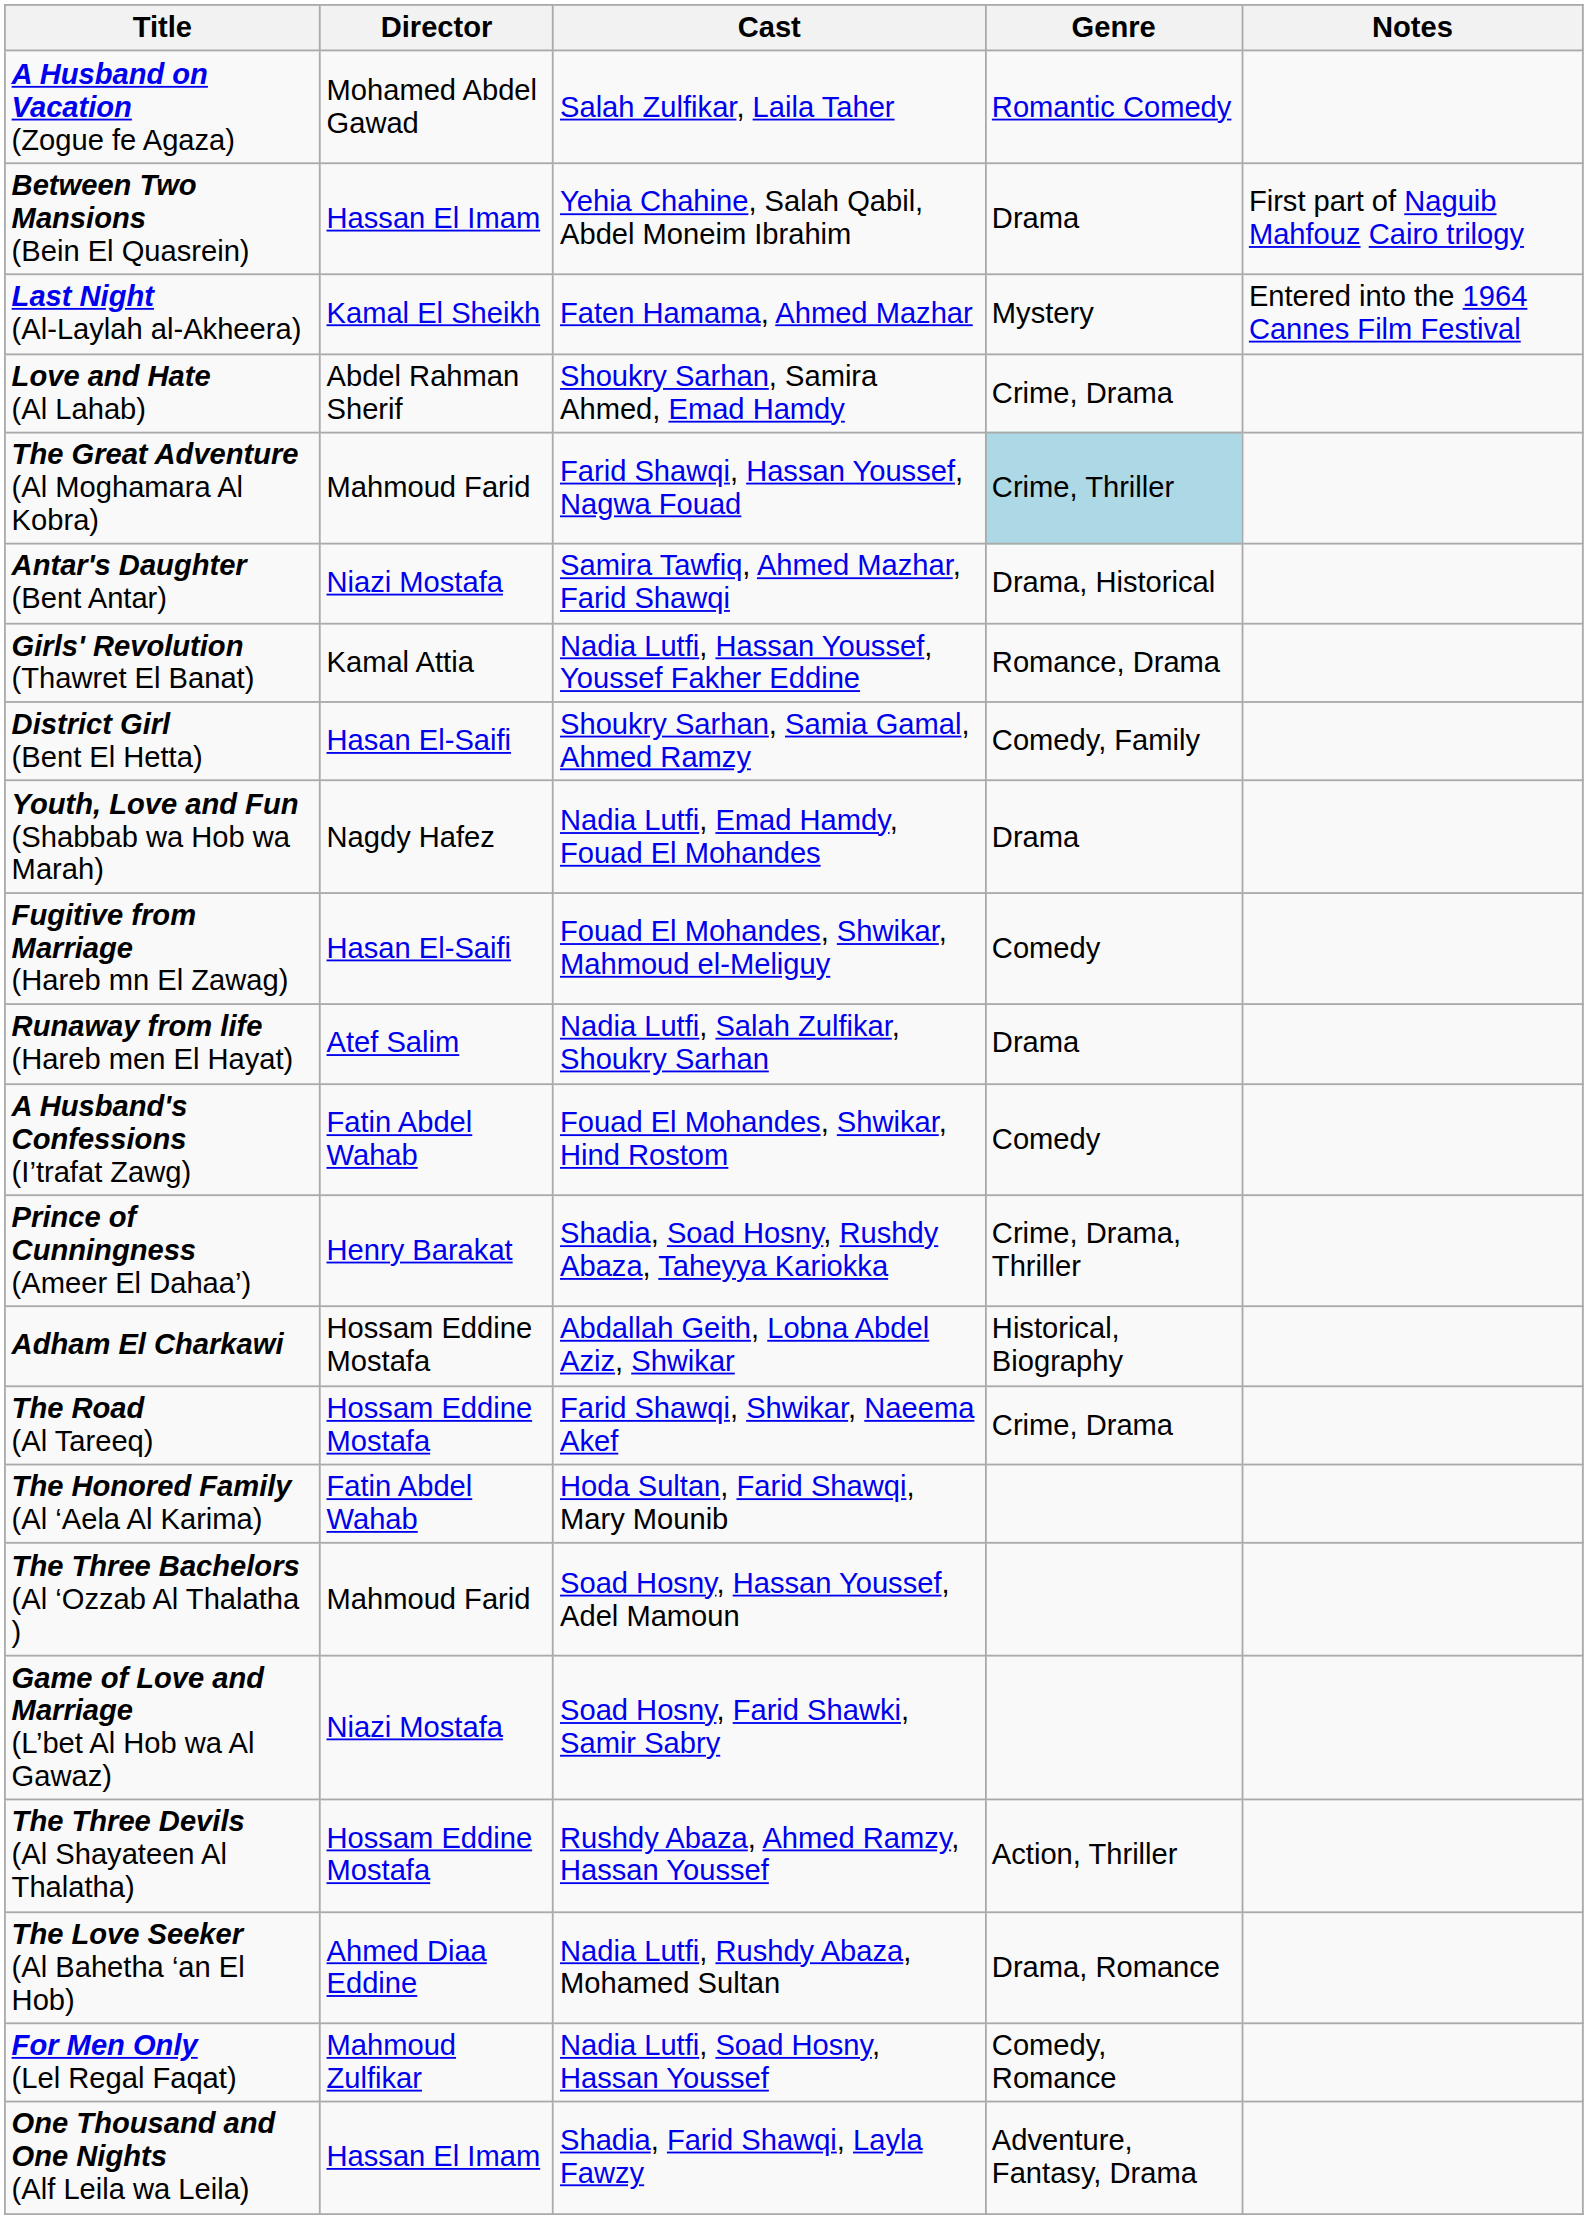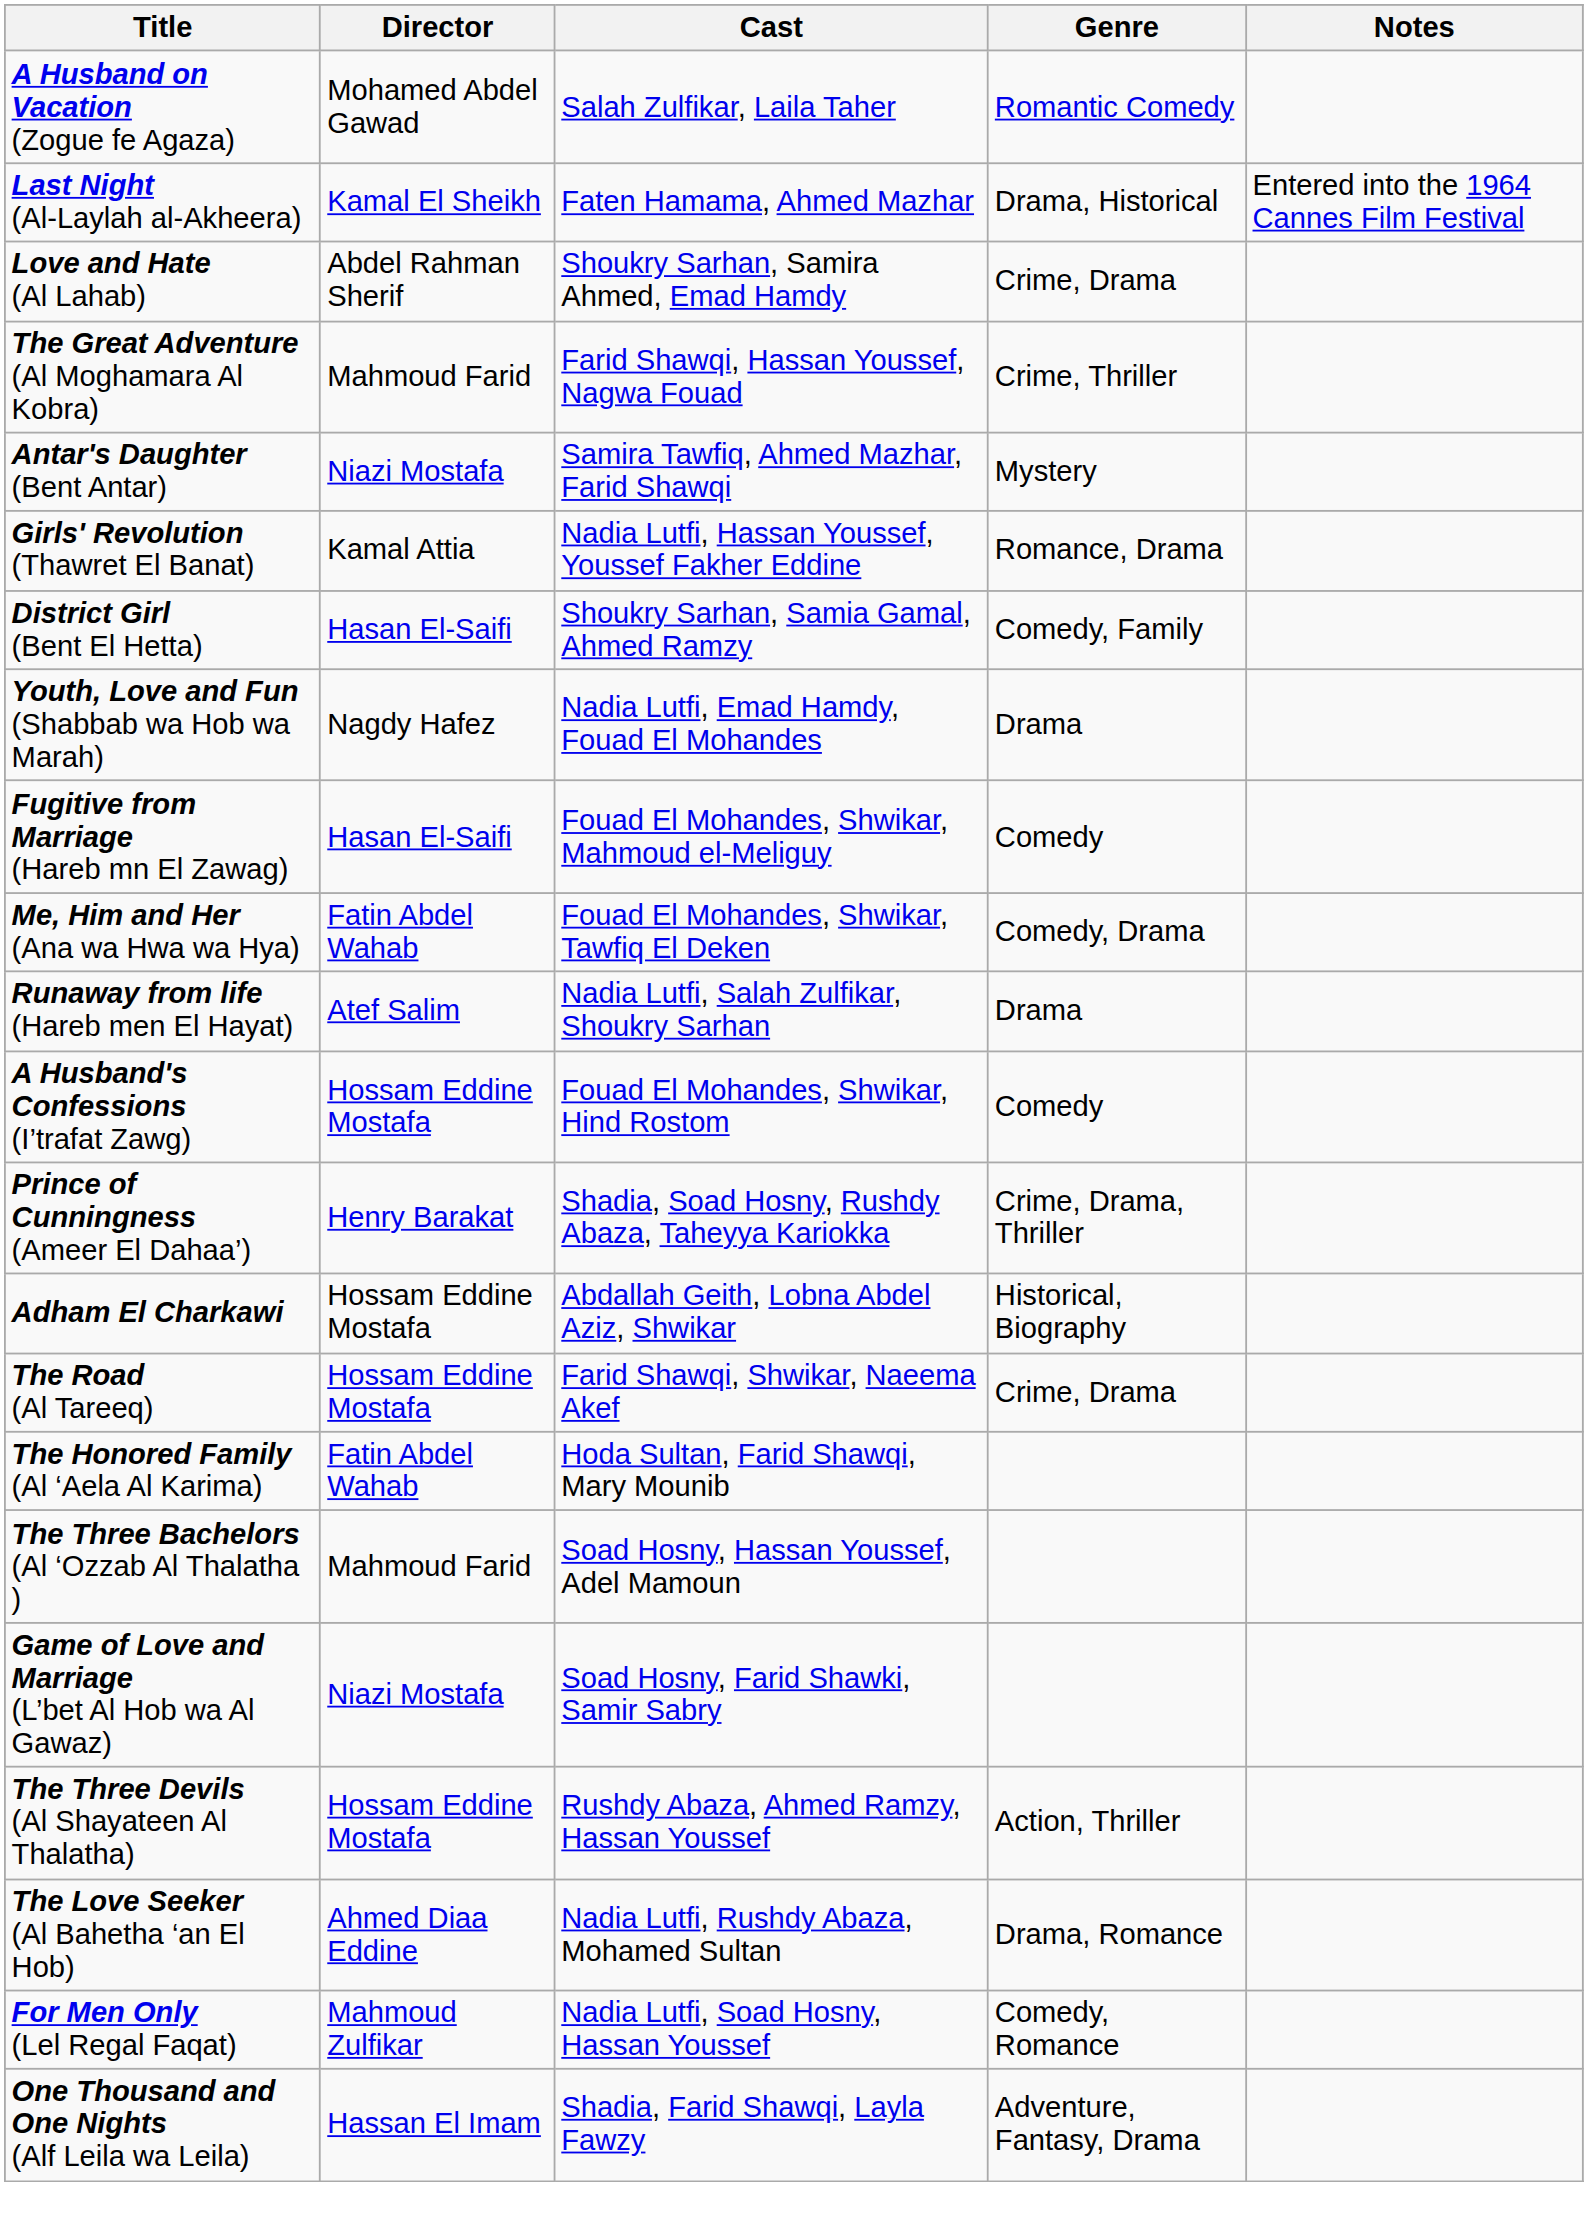- row: (131, 218)
(1043, 313) Mystery -> (1106, 201) Drama, Historical
(1083, 487) lightblue background -> (1086, 376) no background
(1104, 583) Drama, Historical -> (1046, 471) Mystery
+ row: (156, 931)
(399, 1138) Fatin Abdel Wahab -> (430, 1105) Hossam Eddine Mostafa
